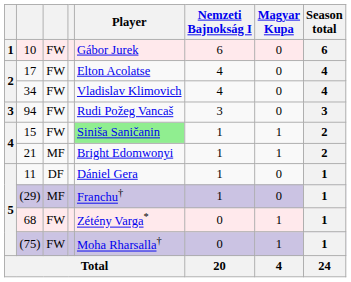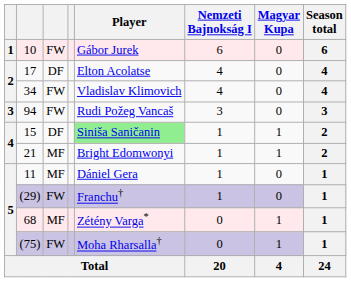(56, 70) FW -> (56, 70) DF
(56, 132) FW -> (56, 132) DF
(56, 173) DF -> (56, 173) MF
(56, 195) MF -> (56, 195) FW
(56, 219) FW -> (56, 219) MF
